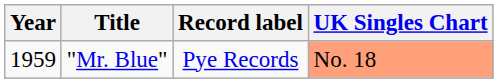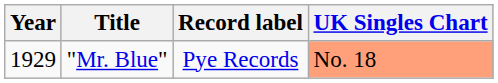(33, 59) 1959 -> (33, 59) 1929
